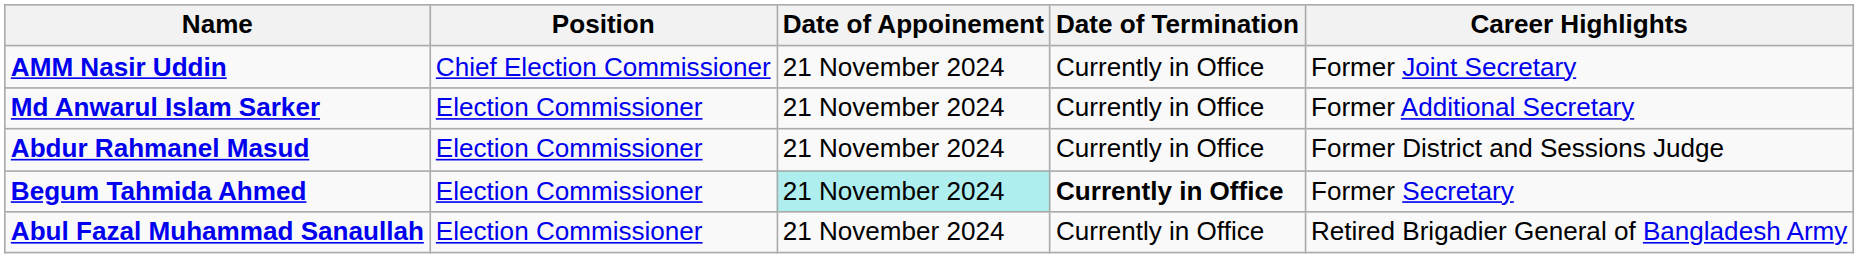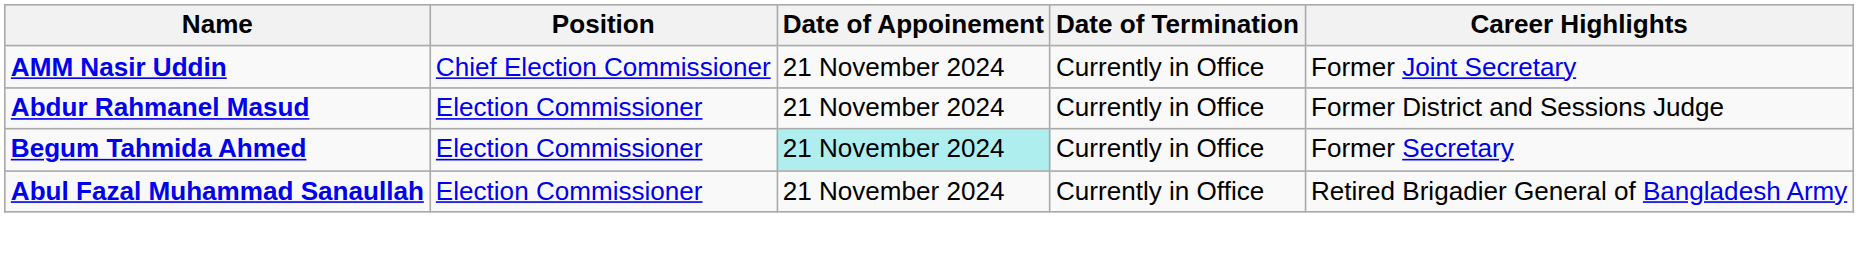- row: (165, 107)
(1170, 190) bold -> (1160, 149) normal
